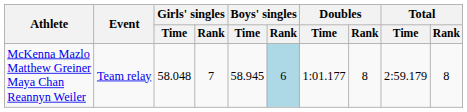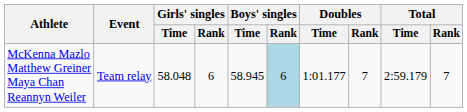(211, 75) 7 -> (211, 75) 6
(365, 75) 8 -> (365, 75) 7
(446, 75) 8 -> (446, 75) 7
